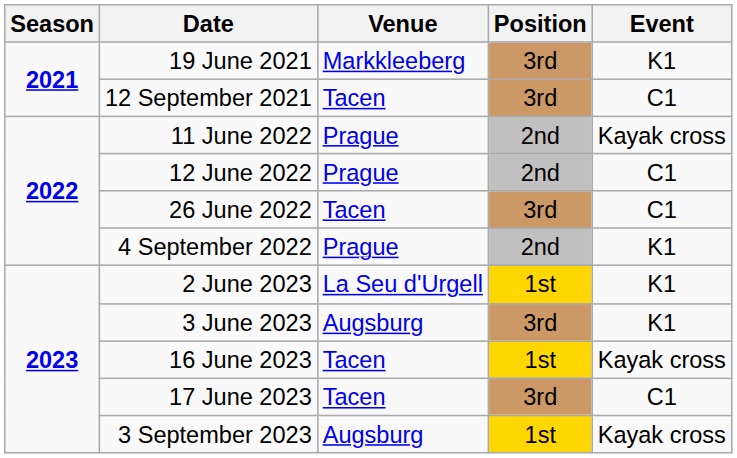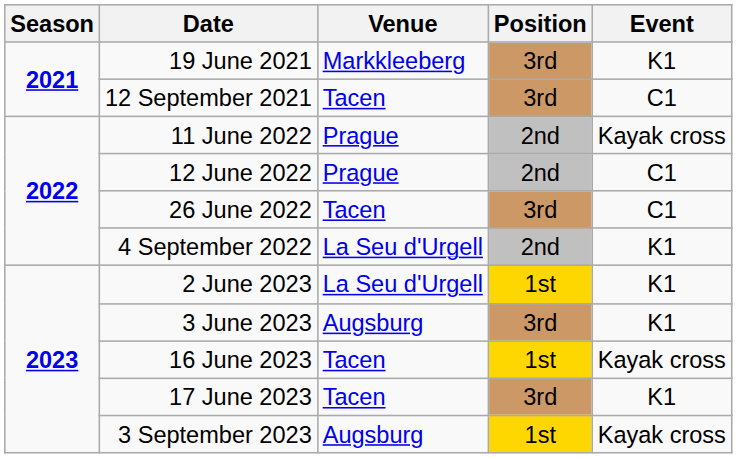(361, 247) Prague -> (403, 247) La Seu d'Urgell
(662, 397) C1 -> (662, 397) K1
